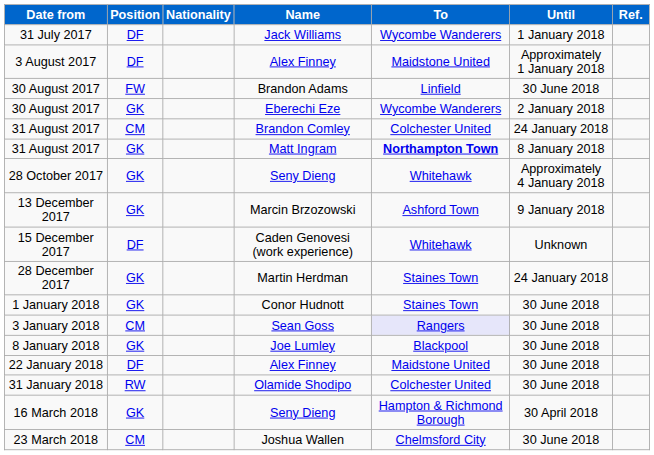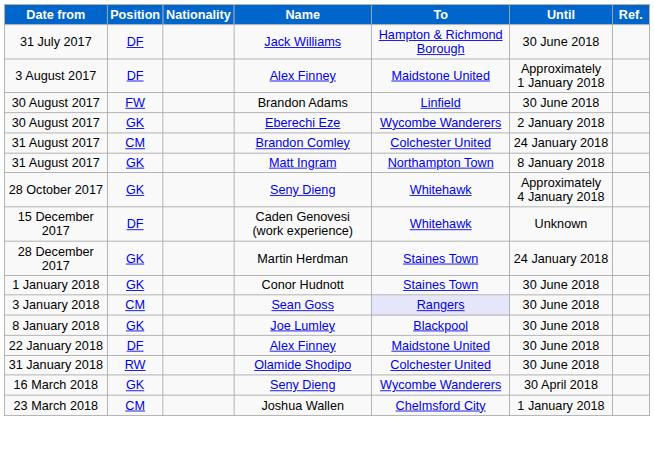(441, 35) Wycombe Wanderers -> (441, 42) Hampton & Richmond Borough
(561, 35) 1 January 2018 -> (561, 42) 30 June 2018
(441, 149) bold -> (441, 163) normal
- row: (56, 210)
(441, 413) Hampton & Richmond Borough -> (441, 386) Wycombe Wanderers
(561, 440) 30 June 2018 -> (561, 406) 1 January 2018
